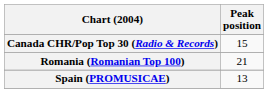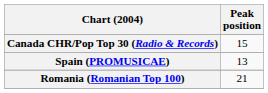rows swapped: (112, 61) <-> (112, 79)
